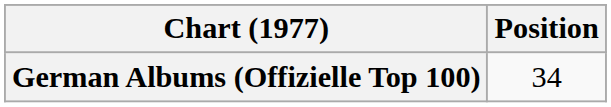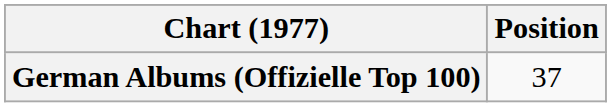(547, 76) 34 -> (547, 76) 37
